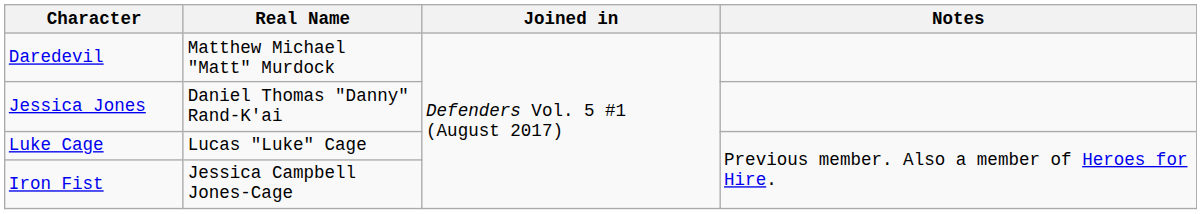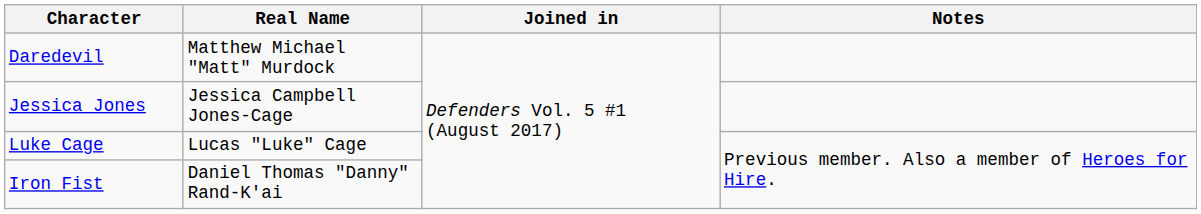(298, 107) Daniel Thomas "Danny" Rand-K'ai -> (272, 107) Jessica Campbell Jones-Cage
(272, 184) Jessica Campbell Jones-Cage -> (298, 184) Daniel Thomas "Danny" Rand-K'ai
